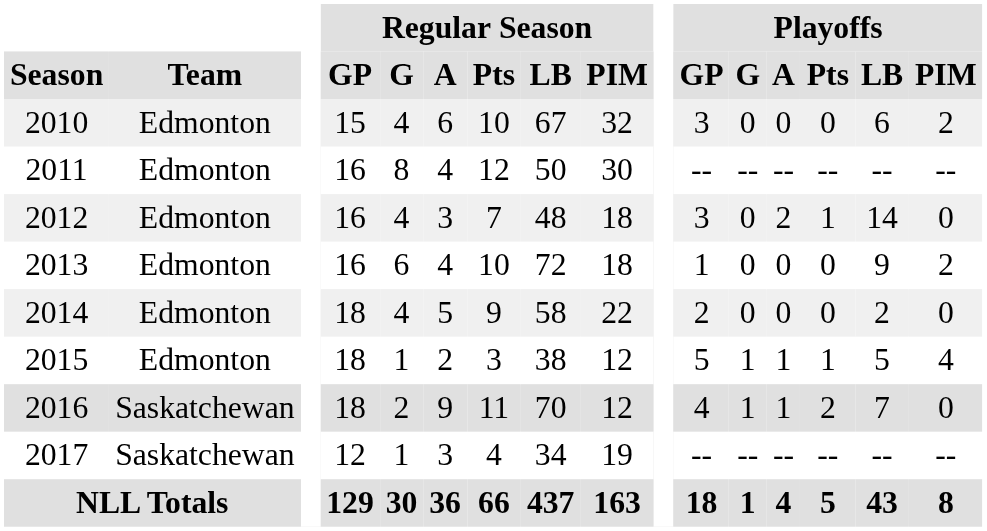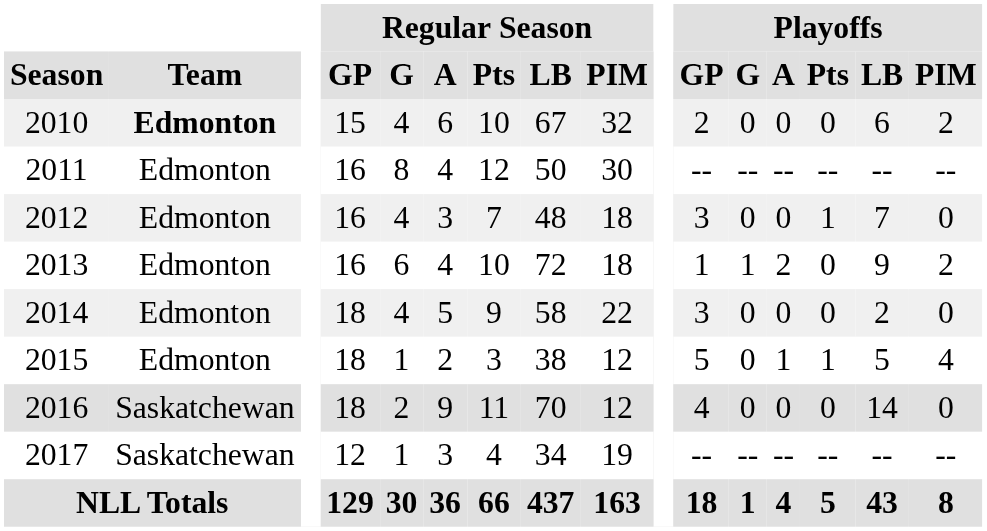(205, 122) normal -> (205, 122) bold
(702, 122) 3 -> (702, 122) 2
(783, 217) 2 -> (783, 217) 0
(882, 217) 14 -> (882, 217) 7
(748, 264) 0 -> (748, 264) 1
(783, 264) 0 -> (783, 264) 2
(702, 312) 2 -> (702, 312) 3
(748, 359) 1 -> (748, 359) 0
(748, 407) 1 -> (748, 407) 0
(783, 407) 1 -> (783, 407) 0
(828, 407) 2 -> (828, 407) 0
(882, 407) 7 -> (882, 407) 14
